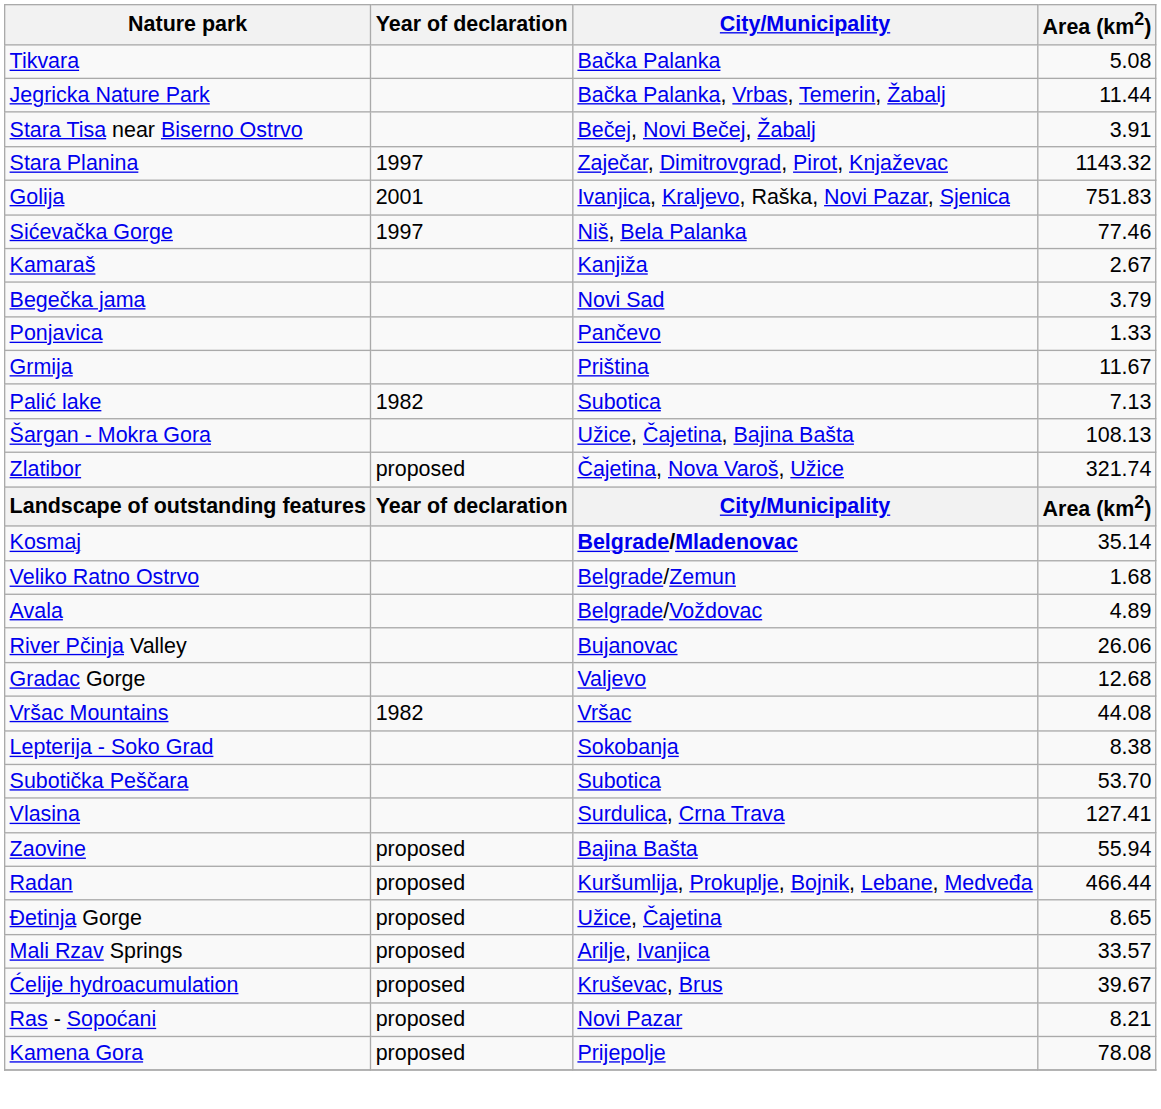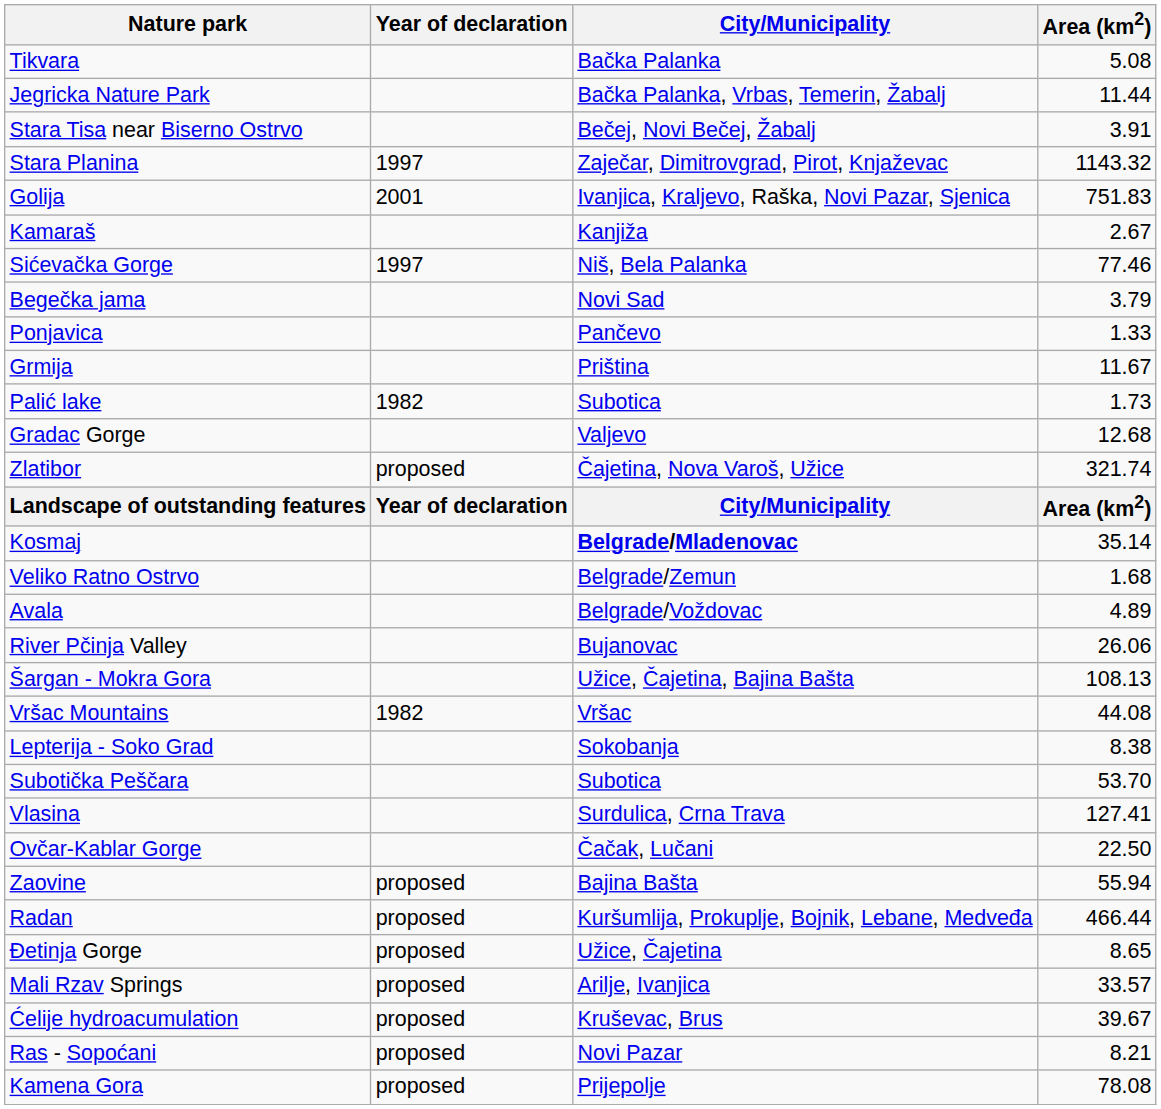rows swapped: (53, 265) <-> (91, 231)
(1131, 401) 7.13 -> (1131, 401) 1.73
rows swapped: (110, 435) <-> (78, 679)
+ row: (106, 849)
